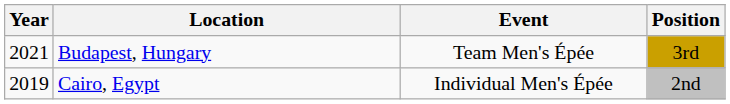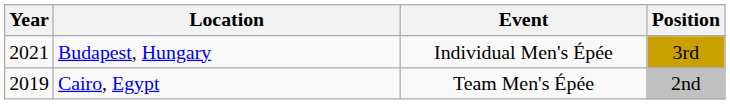(523, 51) Team Men's Épée -> (523, 51) Individual Men's Épée
(523, 83) Individual Men's Épée -> (523, 83) Team Men's Épée
